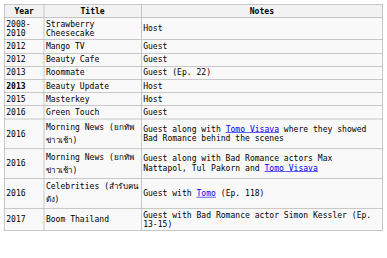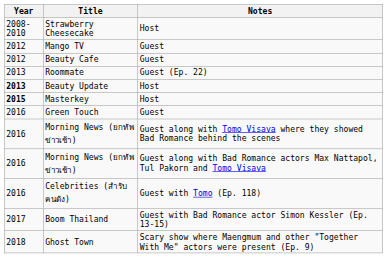(16, 99) normal -> (16, 99) bold
+ row: (69, 242)
